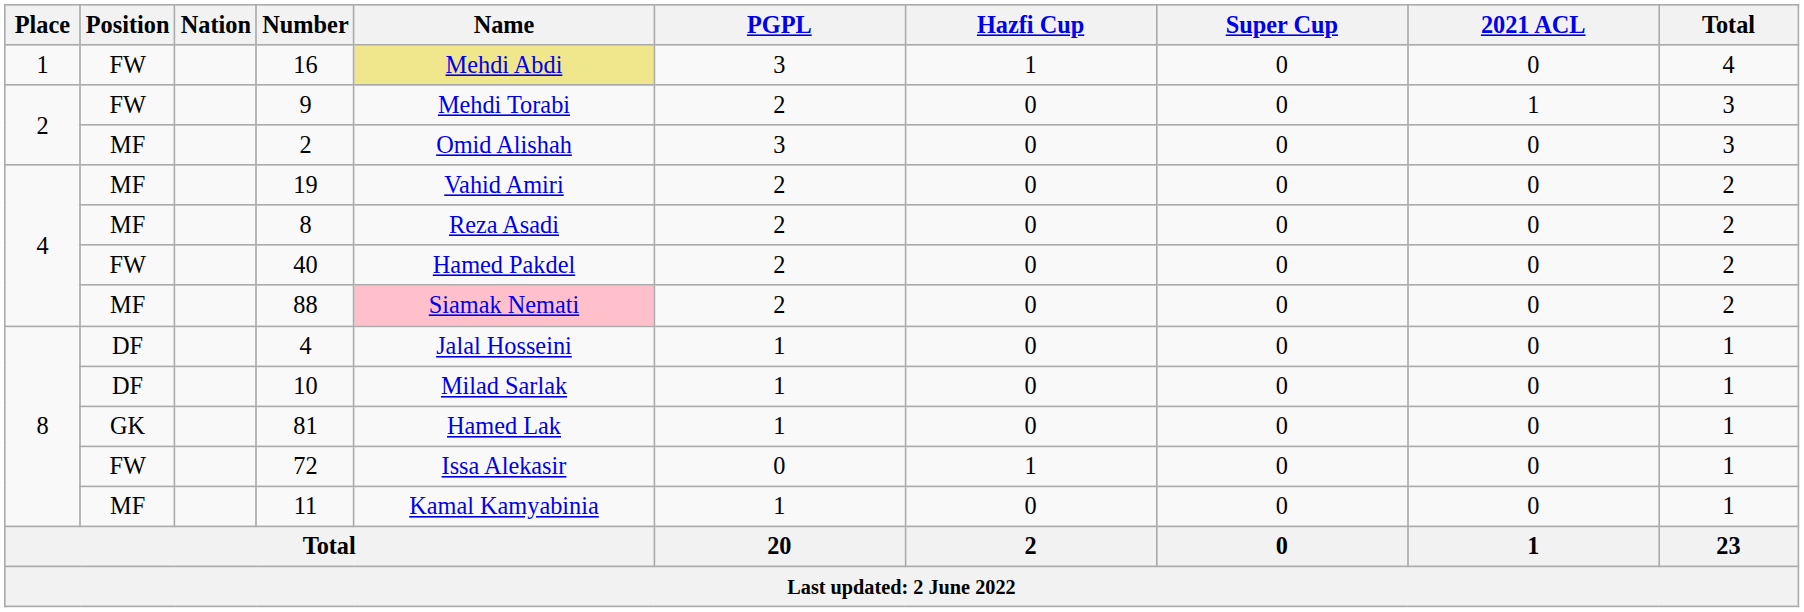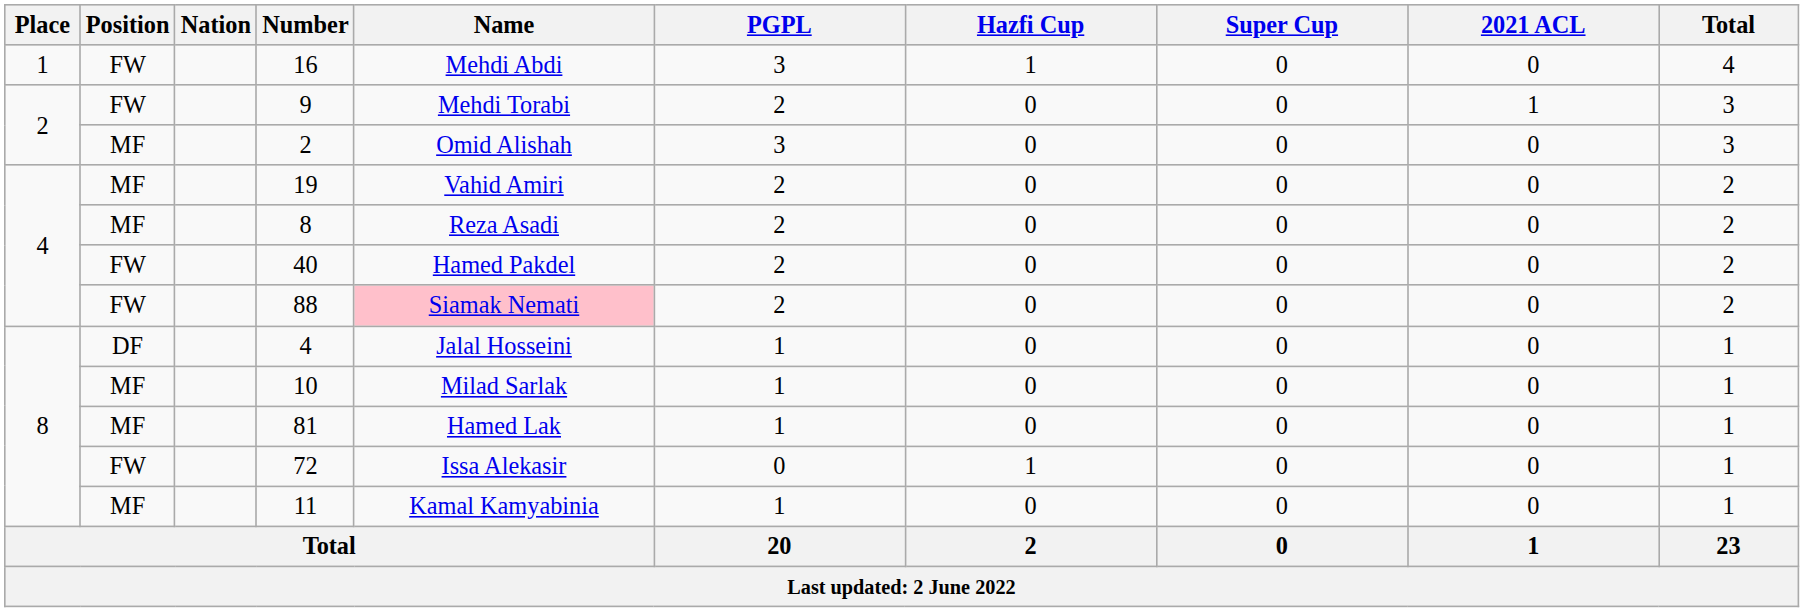(504, 64) khaki background -> (504, 64) no background
(128, 305) MF -> (128, 305) FW
(128, 385) DF -> (128, 385) MF
(128, 425) GK -> (128, 425) MF
